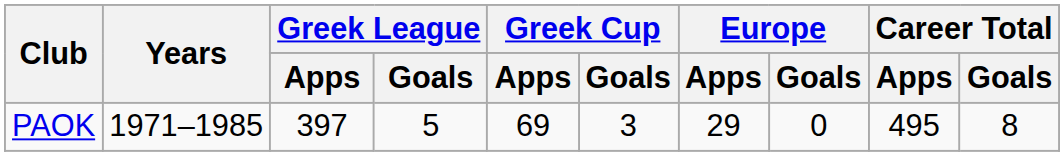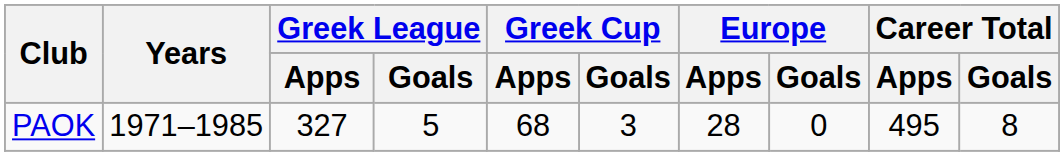(322, 126) 397 -> (322, 126) 327
(533, 126) 69 -> (533, 126) 68
(723, 126) 29 -> (723, 126) 28
